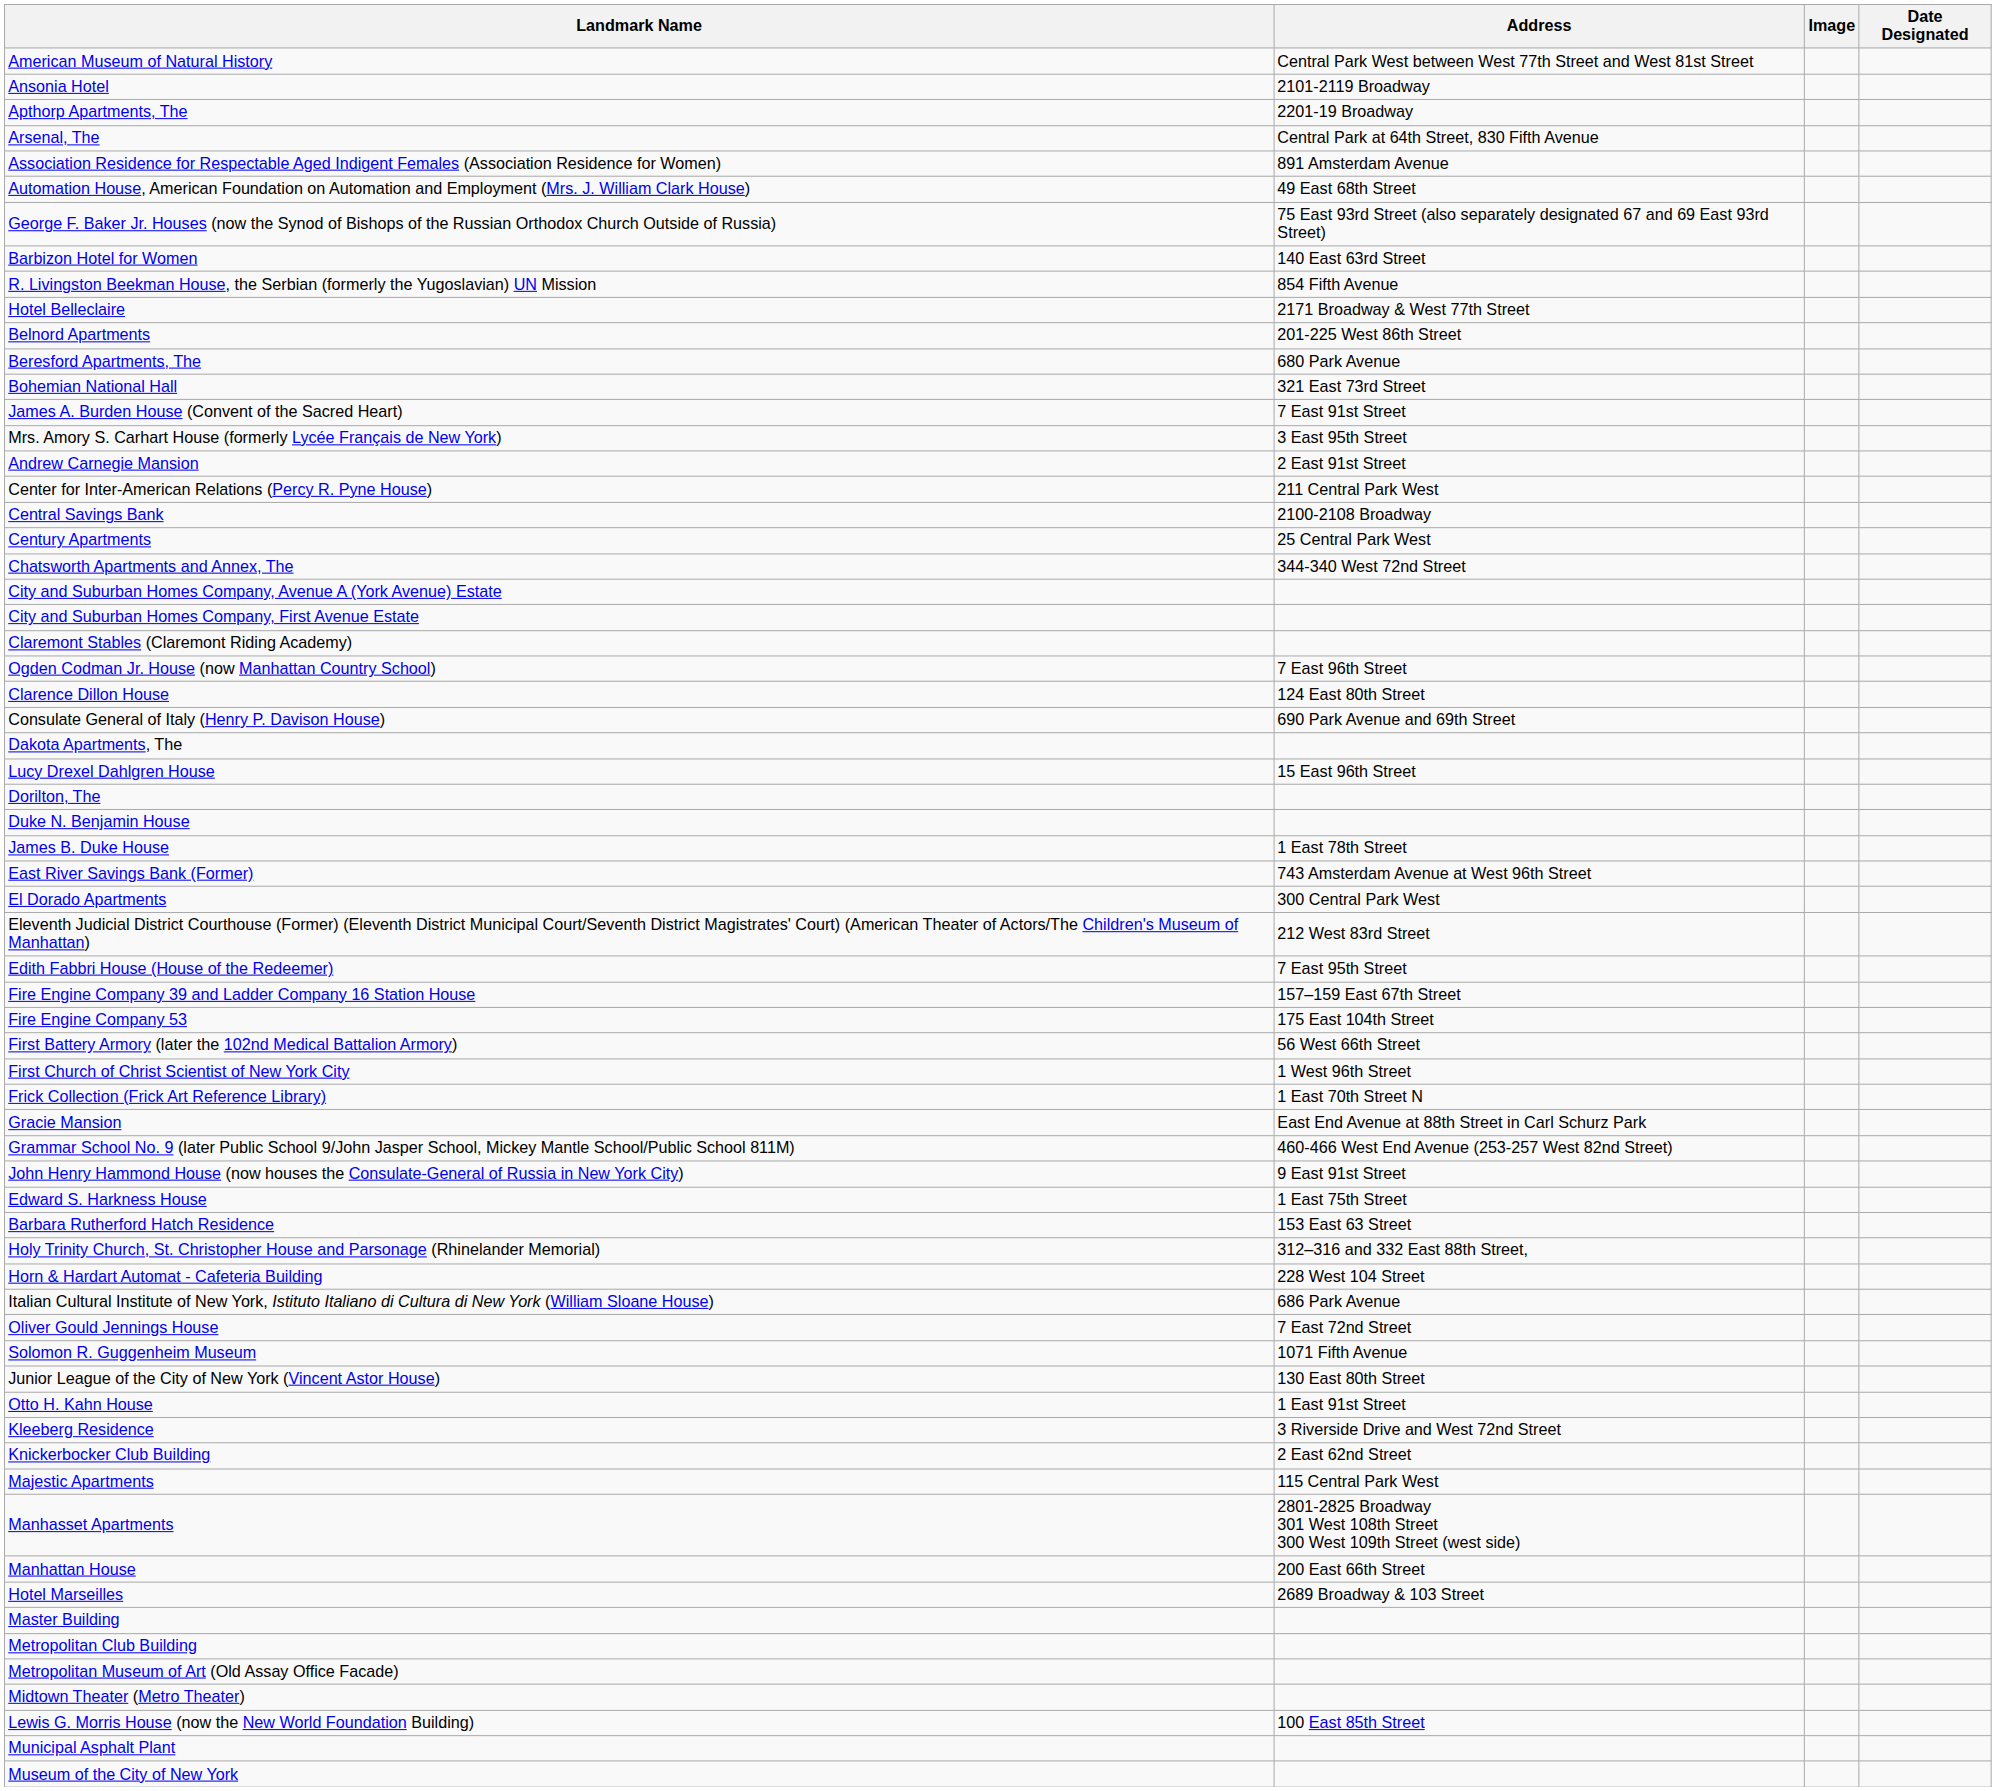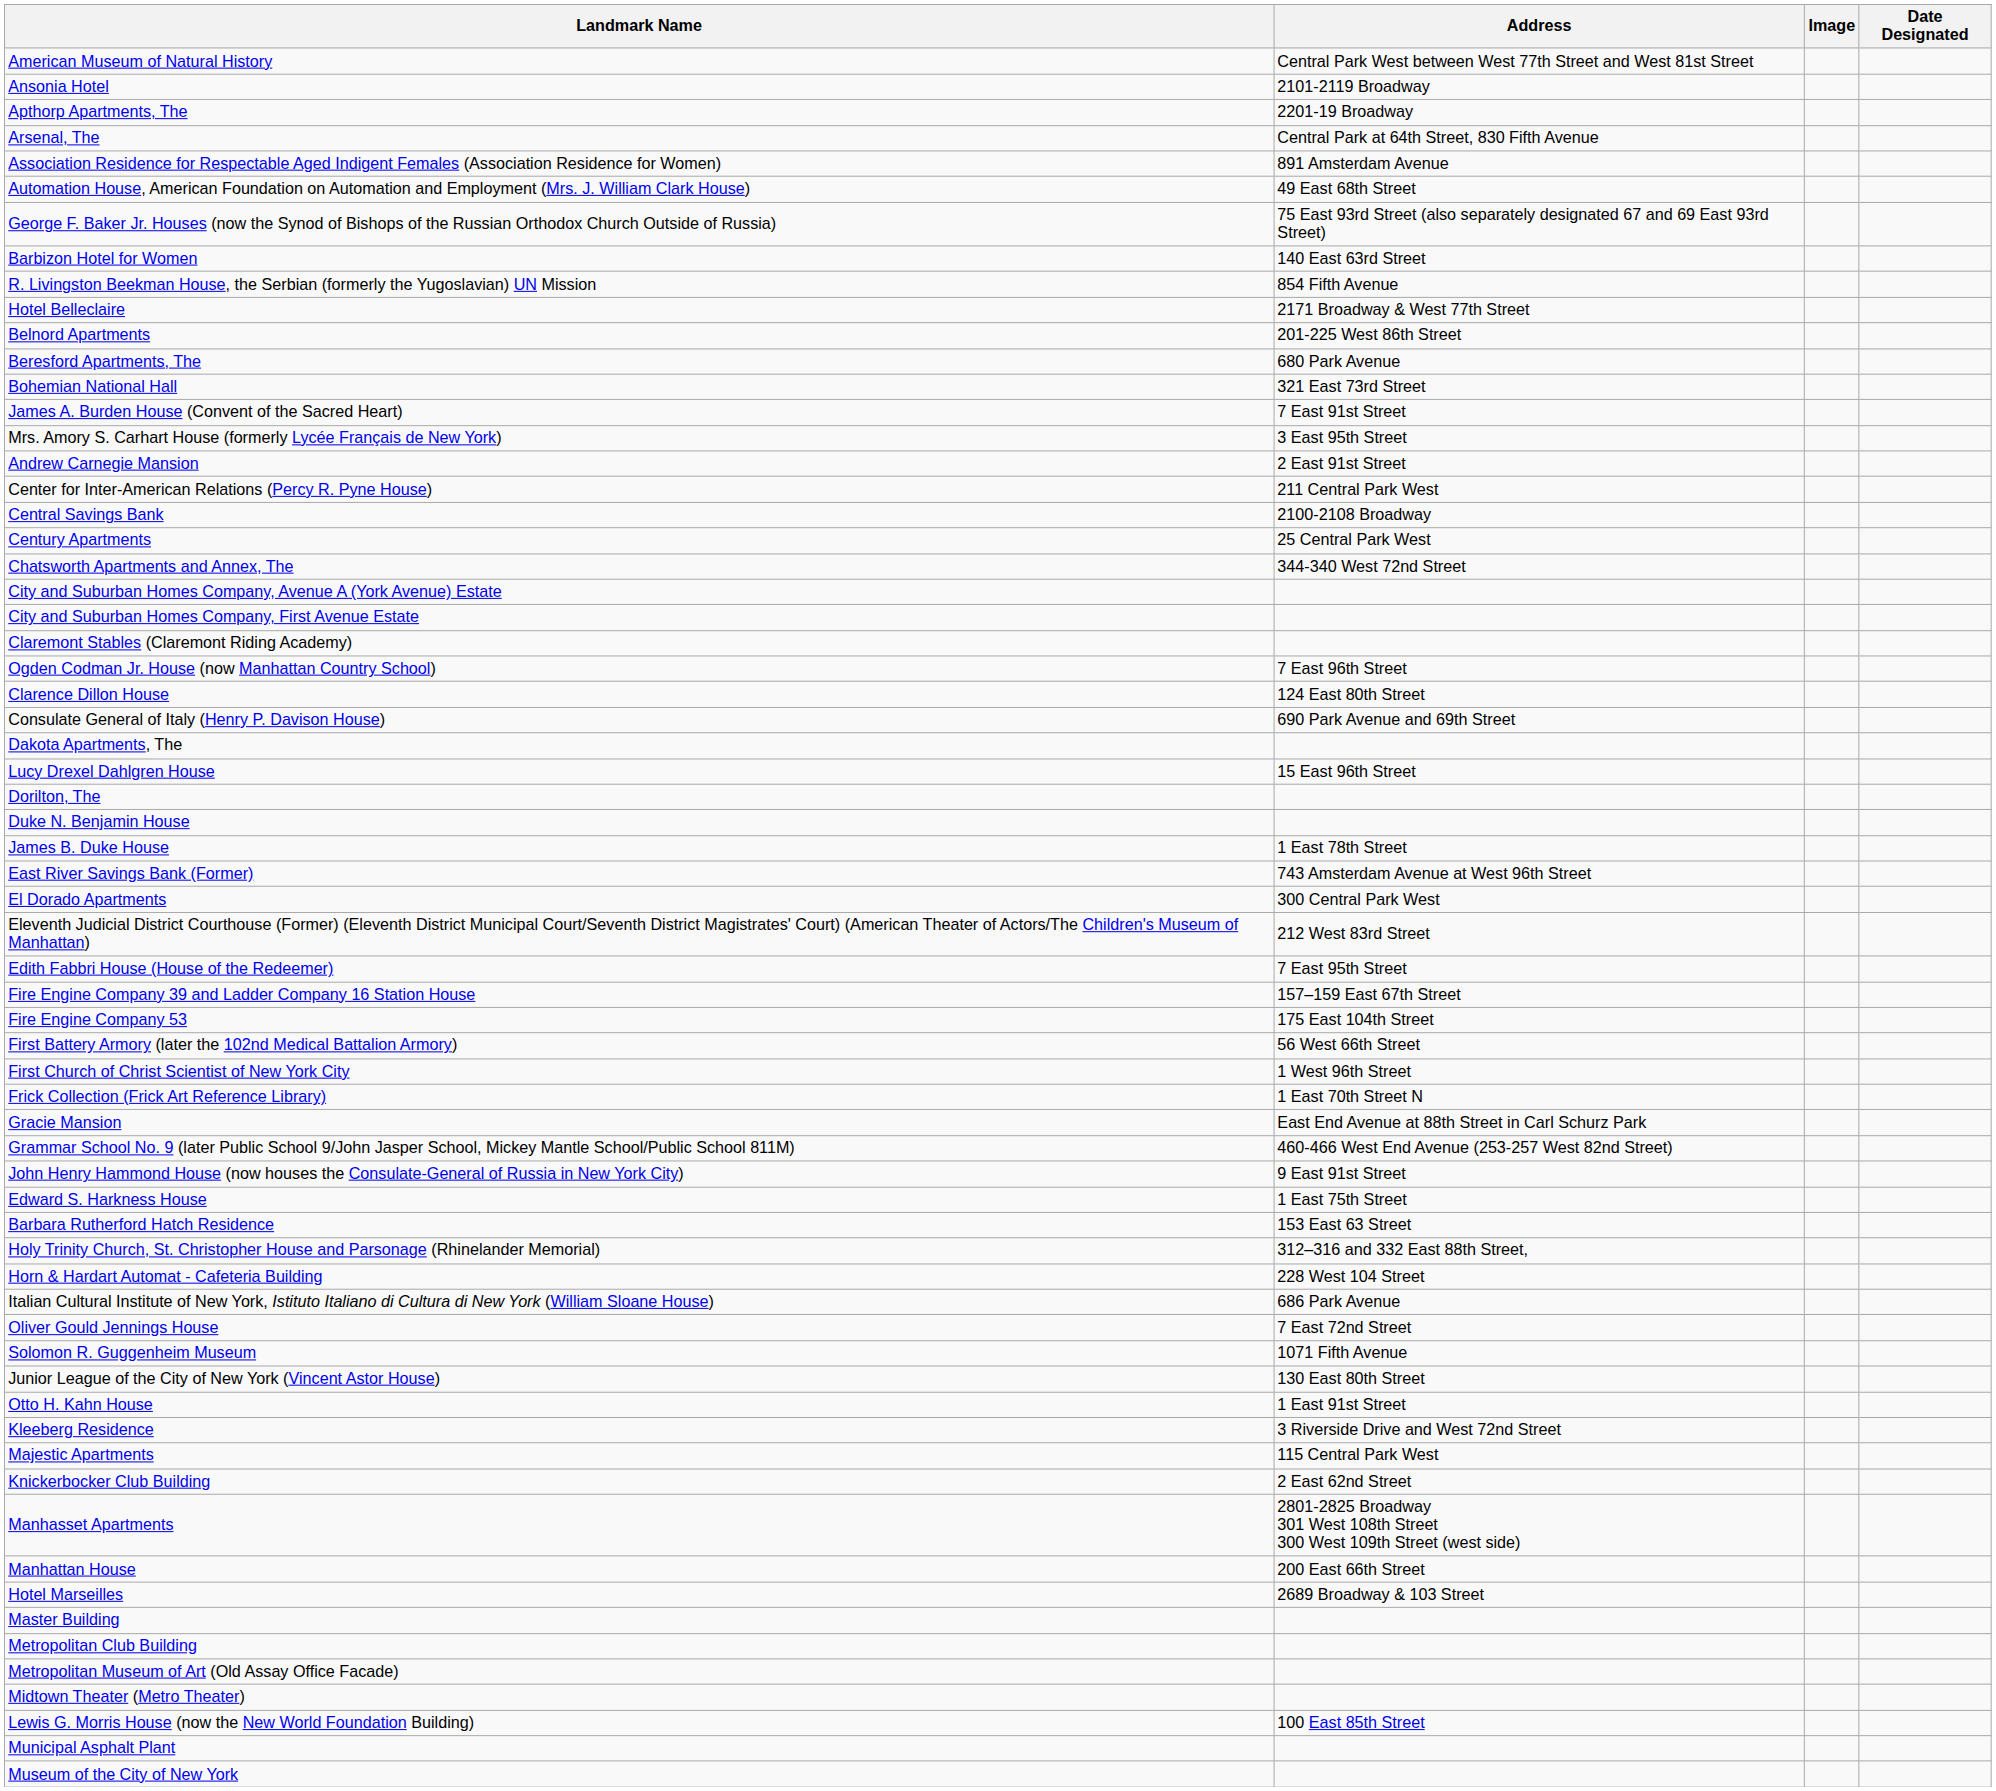rows swapped: (109, 1455) <-> (81, 1481)
